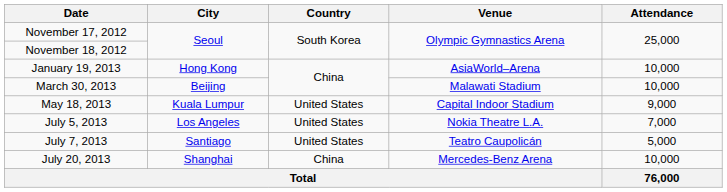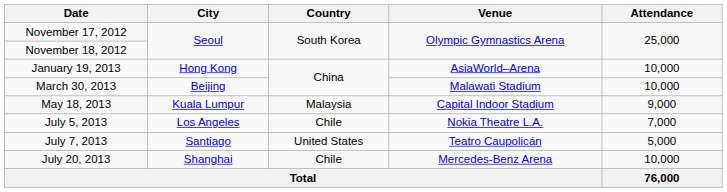(329, 104) United States -> (329, 104) Malaysia
(329, 123) United States -> (329, 123) Chile
(329, 159) China -> (329, 159) Chile
